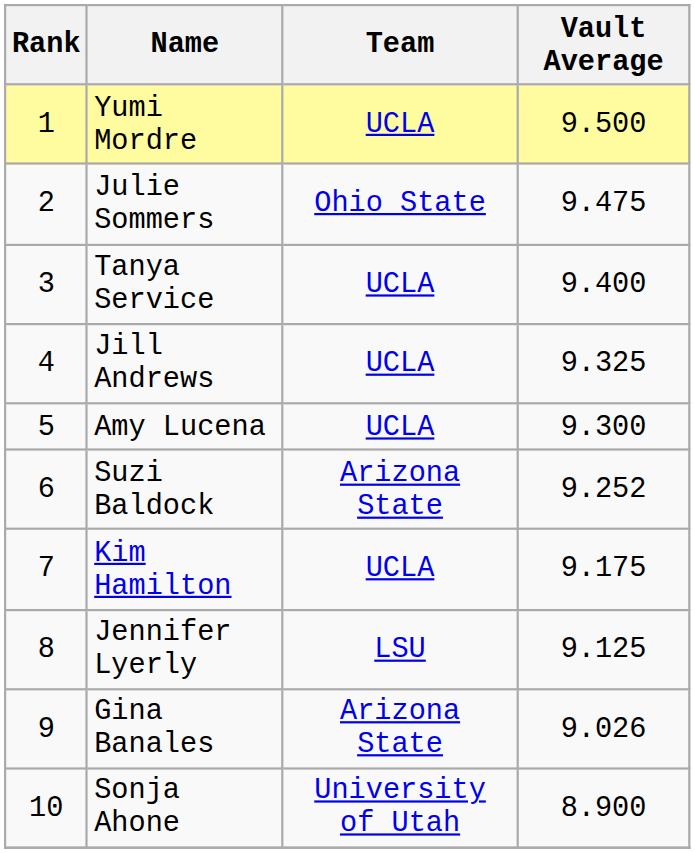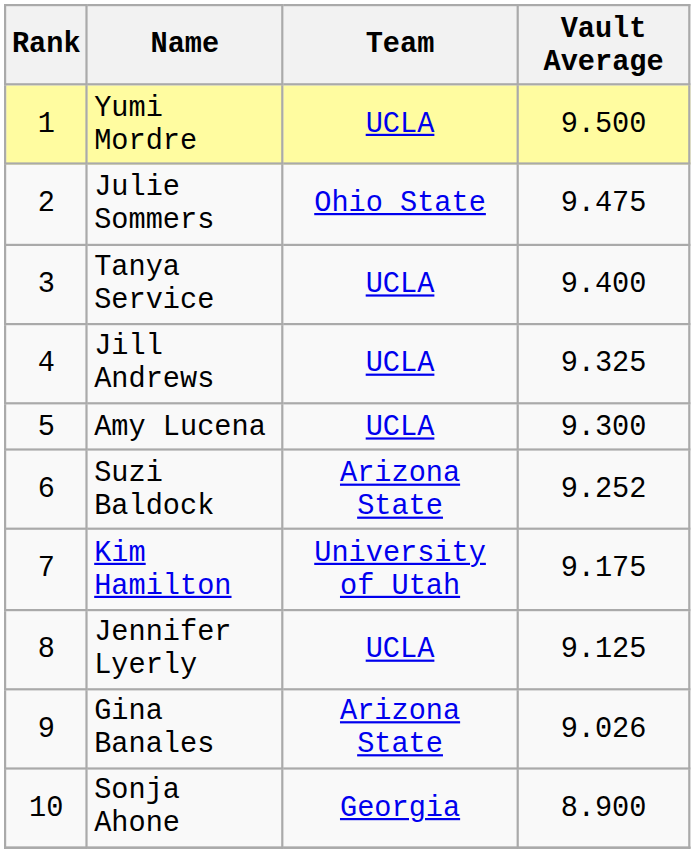(400, 569) UCLA -> (400, 569) University of Utah
(400, 649) LSU -> (400, 649) UCLA
(400, 808) University of Utah -> (400, 808) Georgia
